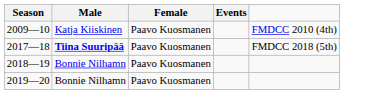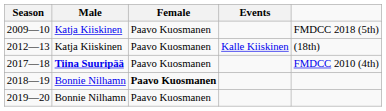(294, 30) FMDCC 2010 (4th) -> (336, 30) FMDCC 2018 (5th)
+ row: (28, 47)
(294, 47) FMDCC 2018 (5th) -> (336, 64) FMDCC 2010 (4th)
(171, 64) normal -> (173, 81) bold
